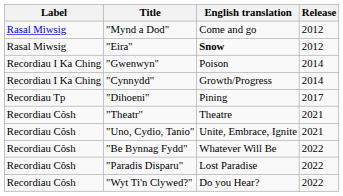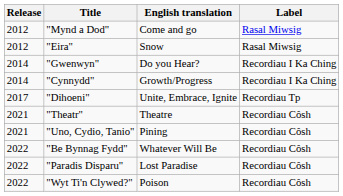columns swapped: (319, 13) <-> (54, 13)
(212, 47) bold -> (152, 47) normal
(214, 64) Poison -> (169, 64) Do you Hear?
(213, 98) Pining -> (188, 98) Unite, Embrace, Ignite
(248, 132) Unite, Embrace, Ignite -> (153, 132) Pining
(229, 183) Do you Hear? -> (154, 183) Poison
